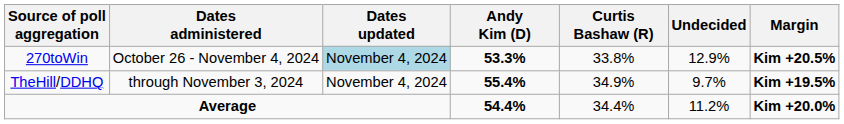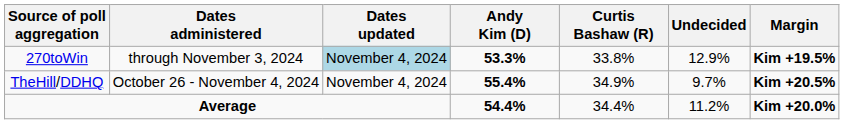(216, 58) October 26 - November 4, 2024 -> (216, 58) through November 3, 2024
(794, 58) Kim +20.5% -> (794, 58) Kim +19.5%
(216, 82) through November 3, 2024 -> (216, 82) October 26 - November 4, 2024
(794, 82) Kim +19.5% -> (794, 82) Kim +20.5%
